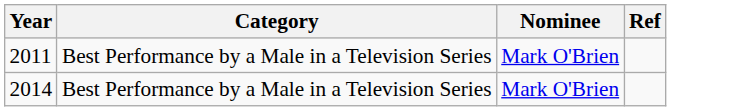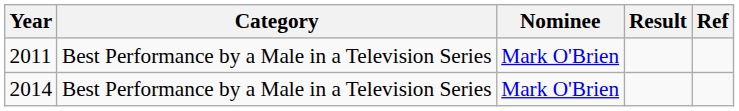+ column: (658, 21)
